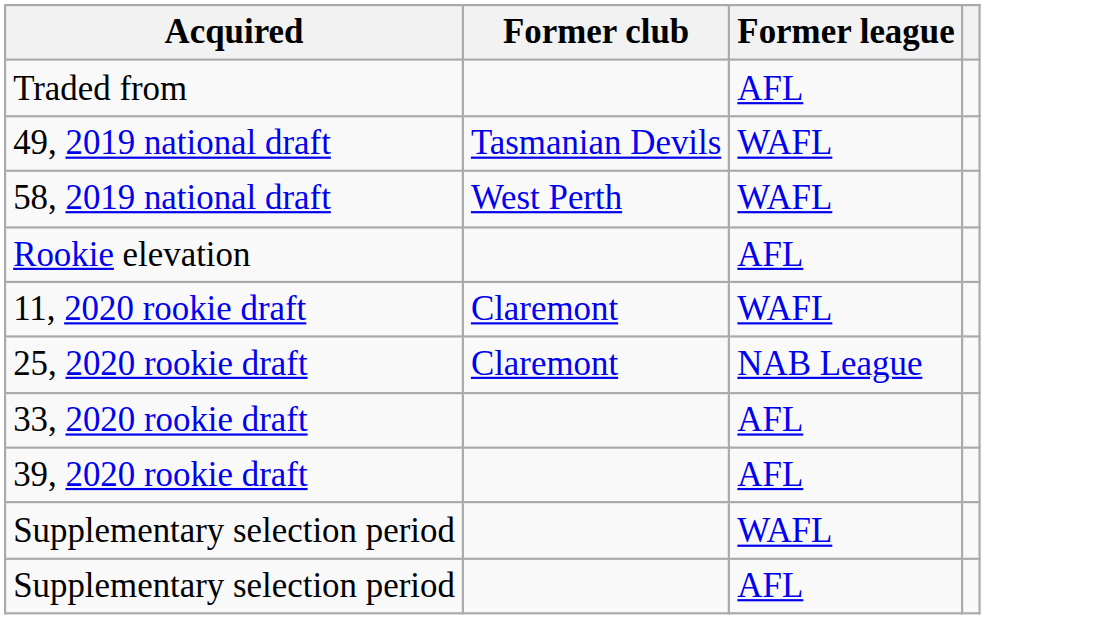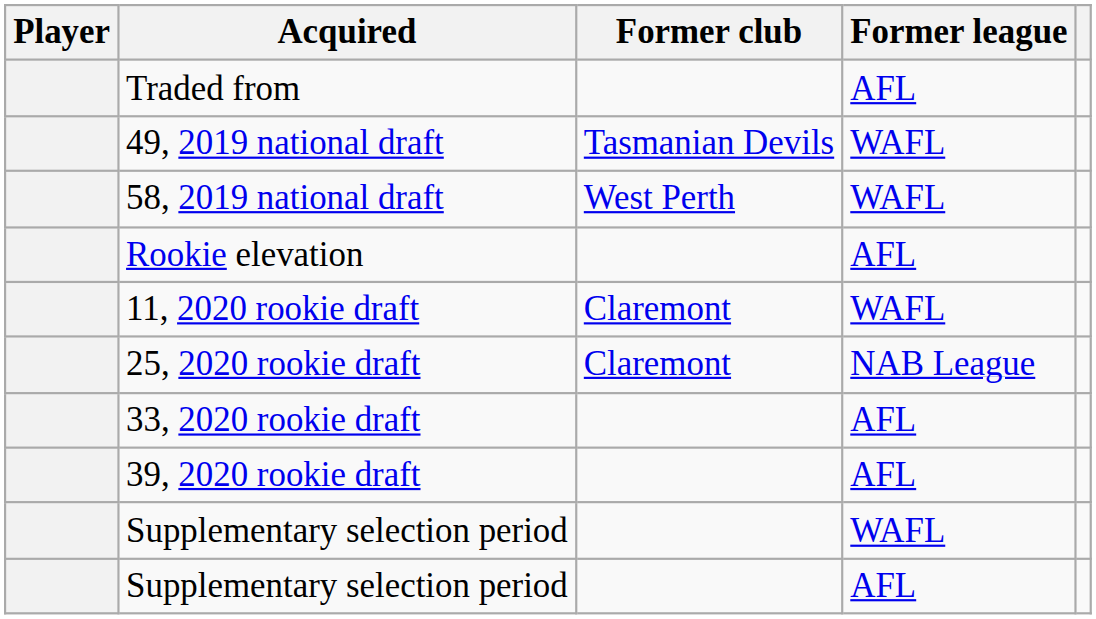+ column: (62, 32)
